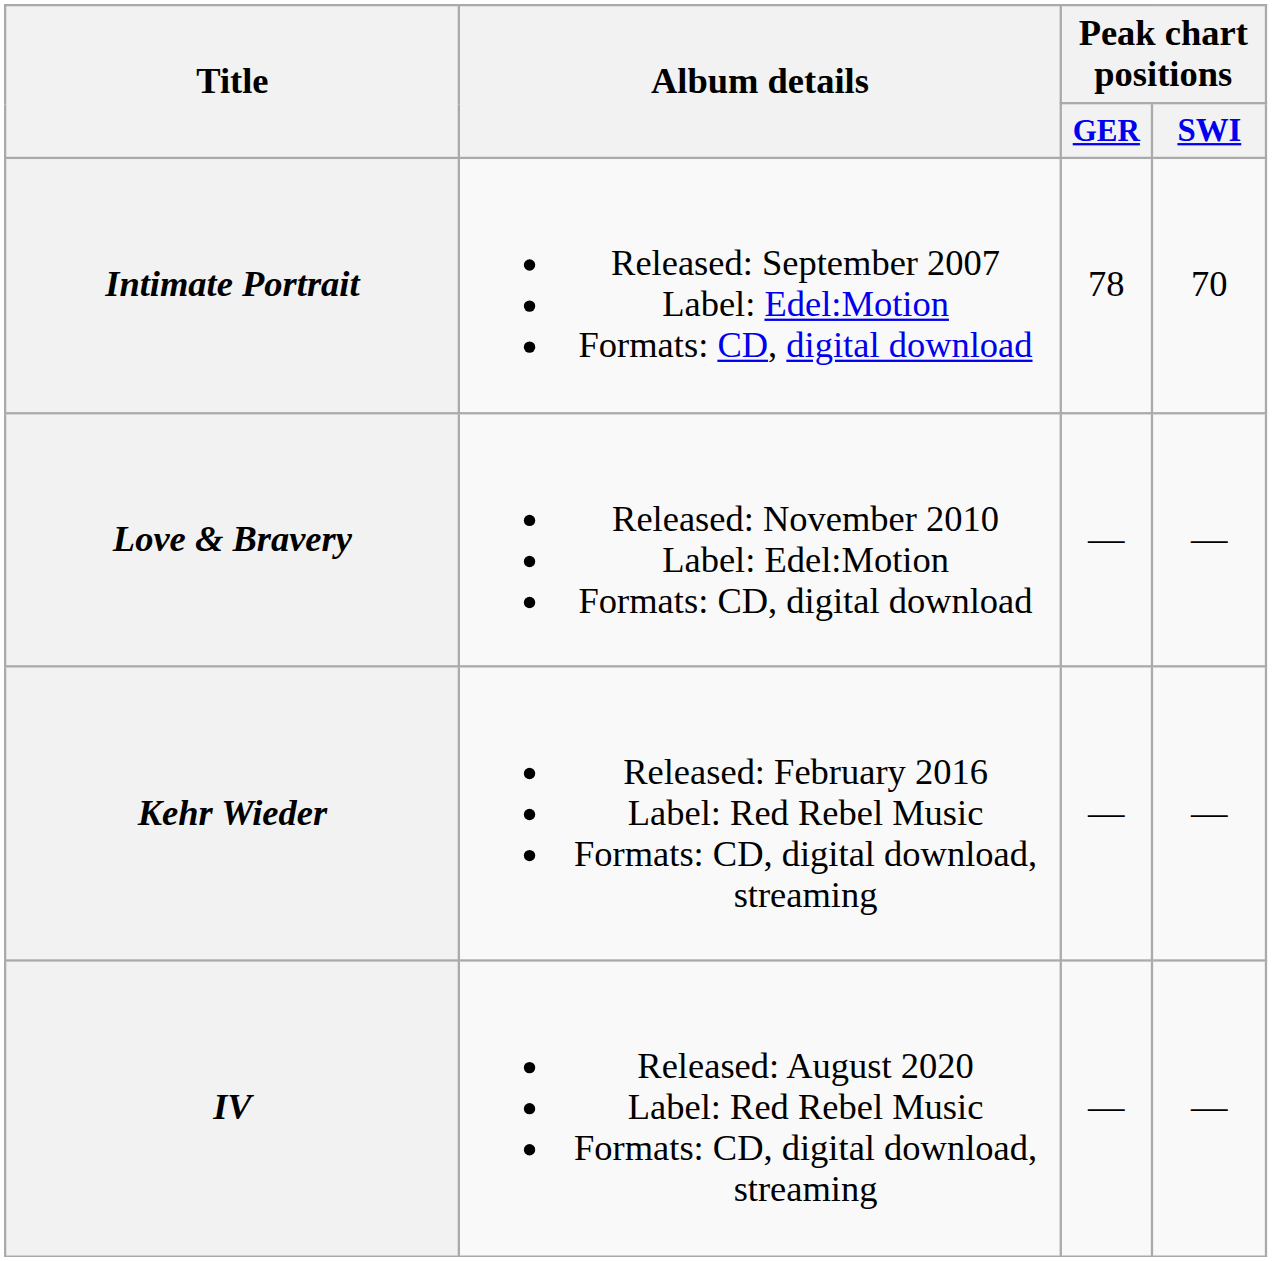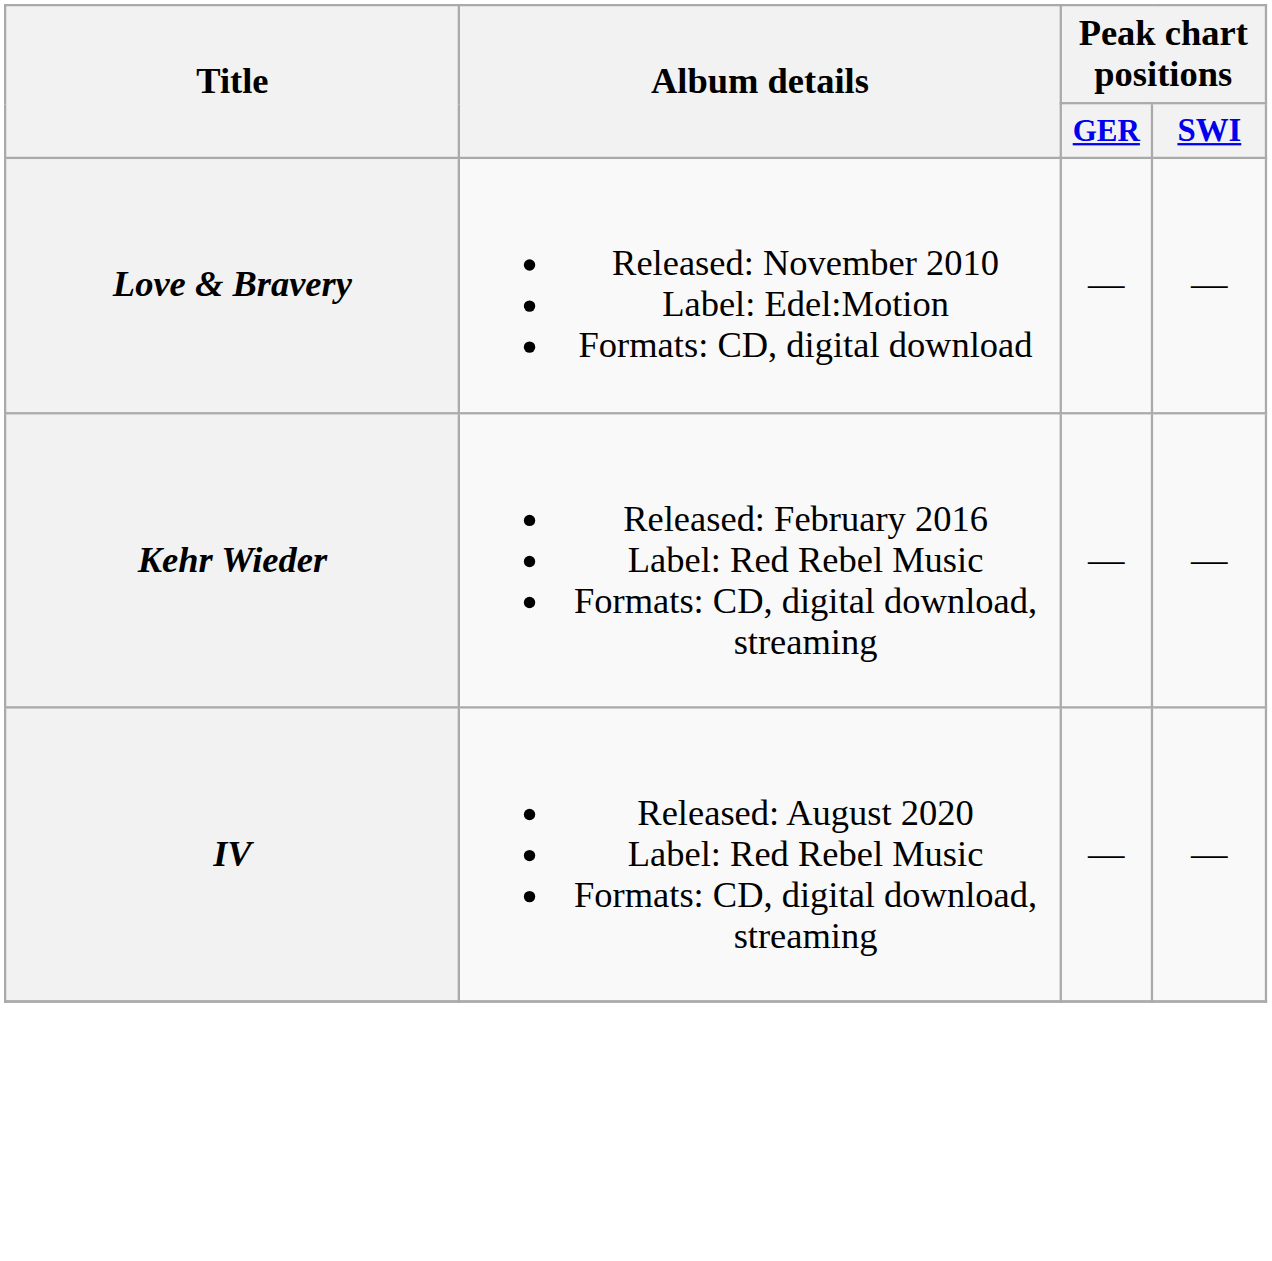- row: (232, 284)
